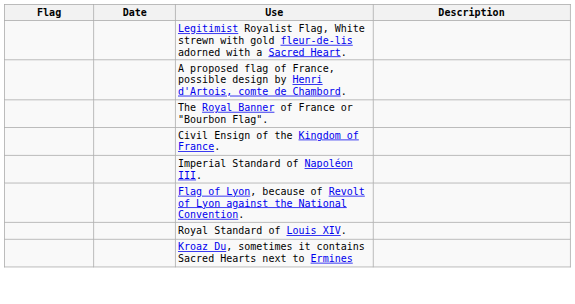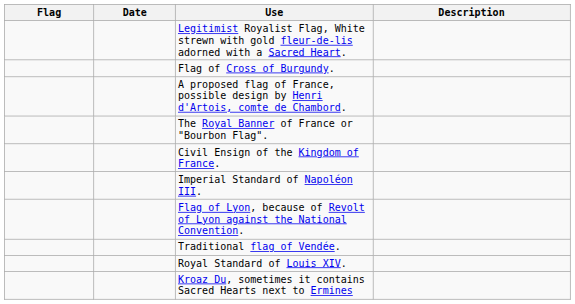+ row: (256, 68)
+ row: (259, 247)
